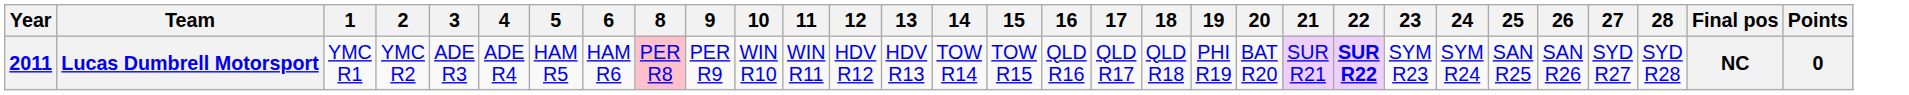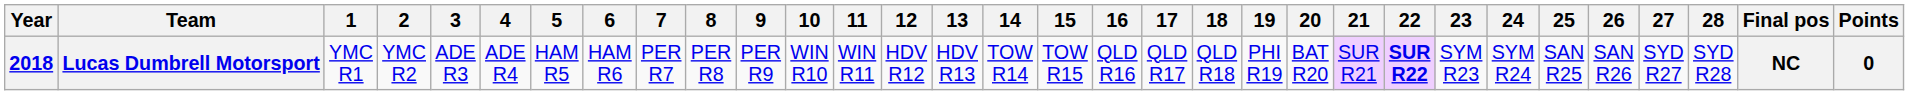+ column: (661, 21)
(31, 63) 2011 -> (31, 63) 2018
(660, 63) pink background -> (711, 63) no background
